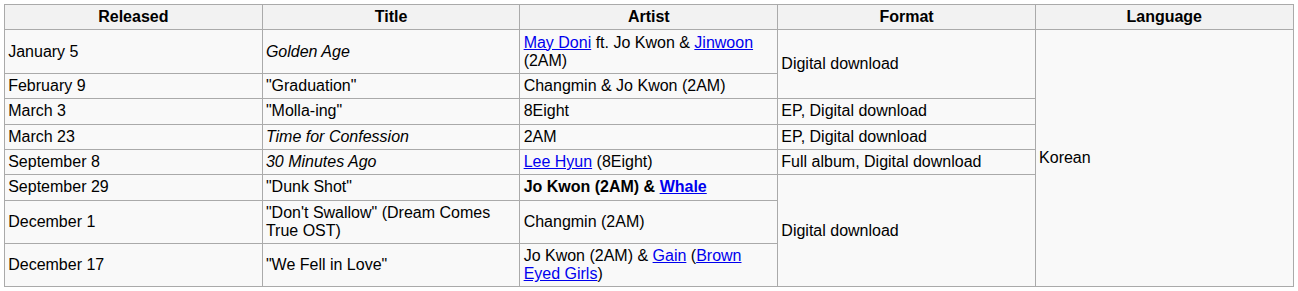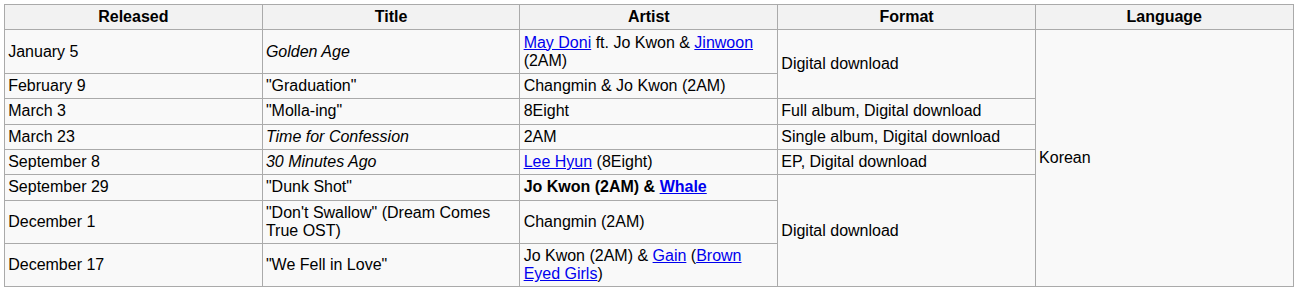(854, 111) EP, Digital download -> (881, 111) Full album, Digital download
(854, 136) EP, Digital download -> (891, 136) Single album, Digital download
(881, 162) Full album, Digital download -> (854, 162) EP, Digital download
